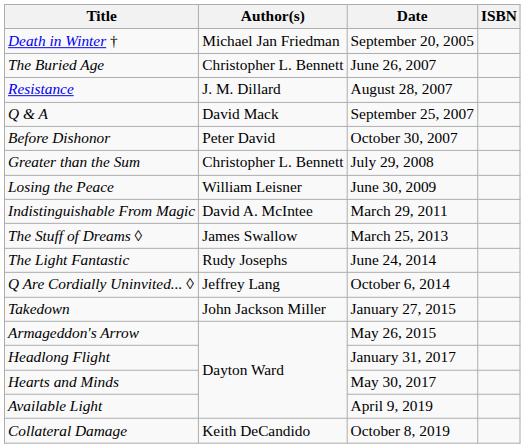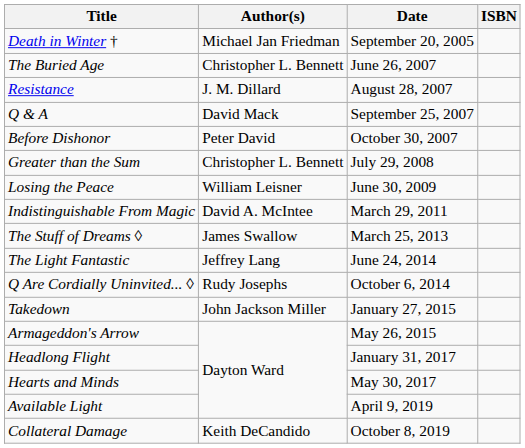(245, 260) Rudy Josephs -> (241, 260) Jeffrey Lang
(241, 284) Jeffrey Lang -> (245, 284) Rudy Josephs
